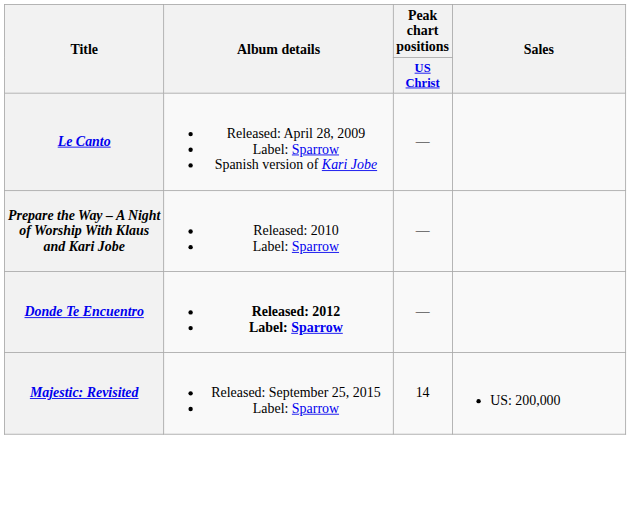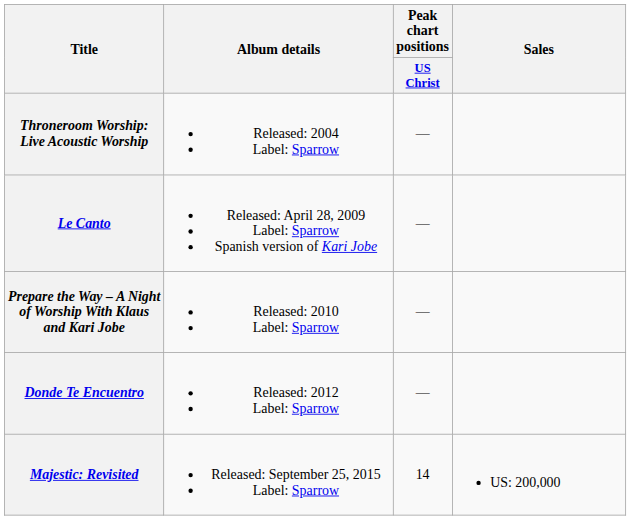+ row: (84, 133)
(279, 320) bold -> (279, 401) normal
